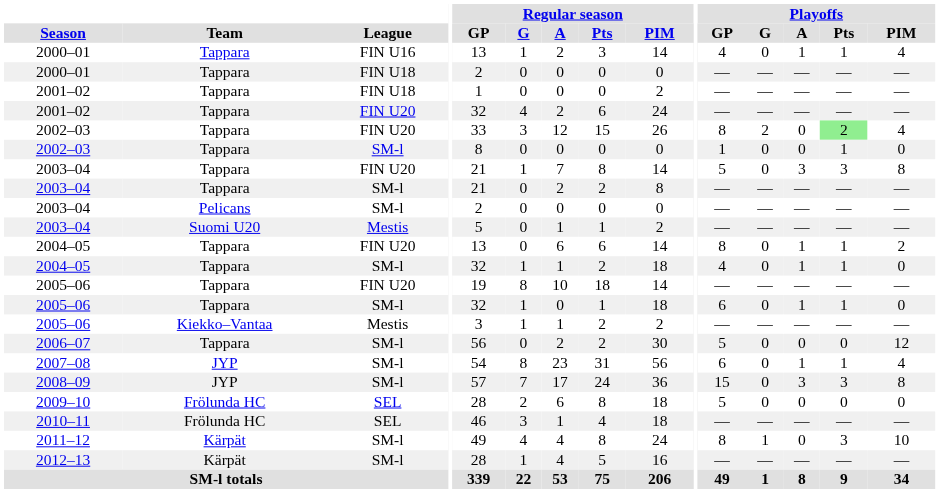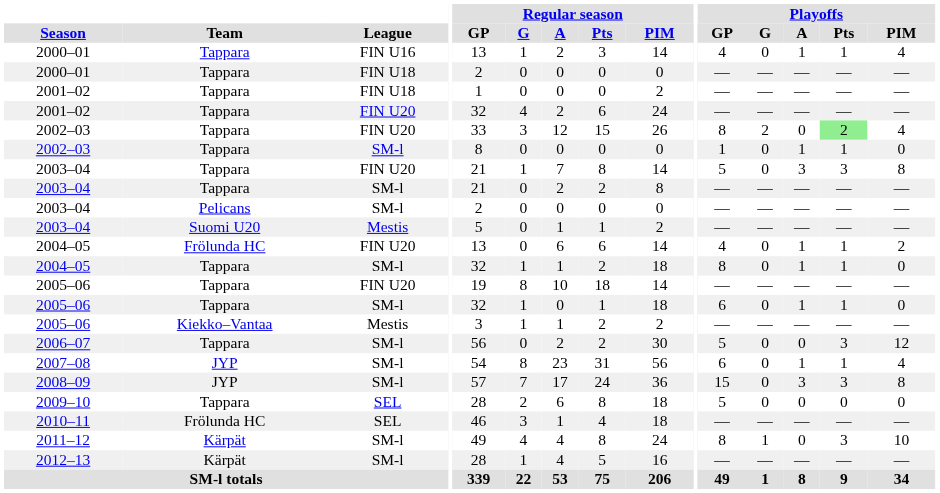(802, 149) 0 -> (802, 149) 1
(225, 246) Tappara -> (225, 246) Frölunda HC
(722, 246) 8 -> (722, 246) 4
(722, 265) 4 -> (722, 265) 8
(844, 343) 0 -> (844, 343) 3
(225, 401) Frölunda HC -> (225, 401) Tappara
